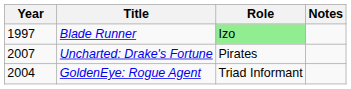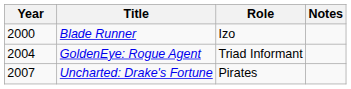(21, 34) 1997 -> (21, 34) 2000
(227, 34) lightgreen background -> (227, 34) no background
rows swapped: (130, 73) <-> (136, 53)
